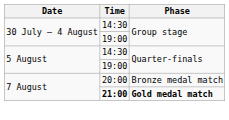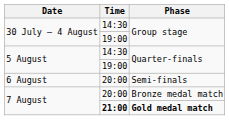+ row: (115, 80)
